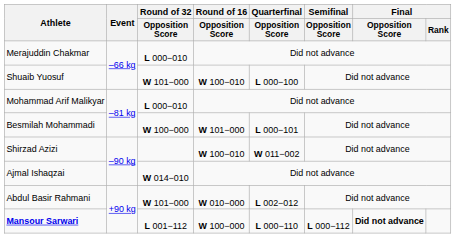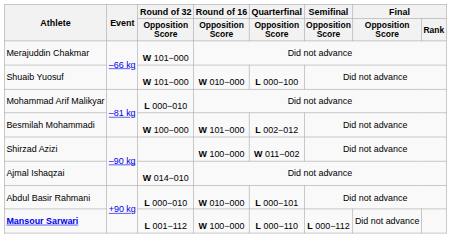(166, 58) L 000−010 -> (166, 58) W 101−000
(221, 82) W 100−010 -> (221, 82) W 010−000
(277, 130) L 000−101 -> (277, 130) L 002−012
(221, 154) W 100−010 -> (221, 154) W 100−000
(166, 203) W 101−000 -> (166, 203) L 000−010
(277, 203) L 002−012 -> (277, 203) L 000−101
(389, 222) bold -> (387, 222) normal
